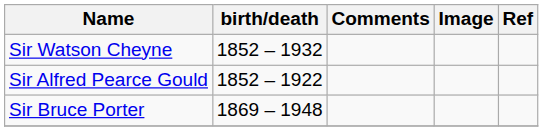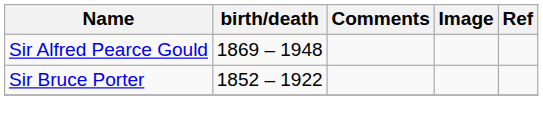- row: (91, 49)
(270, 79) 1852 – 1922 -> (270, 49) 1869 – 1948
(270, 110) 1869 – 1948 -> (270, 79) 1852 – 1922
